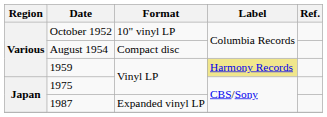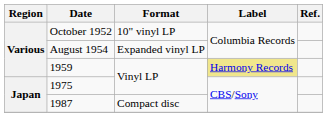(148, 49) Compact disc -> (161, 49) Expanded vinyl LP
(161, 103) Expanded vinyl LP -> (148, 103) Compact disc
